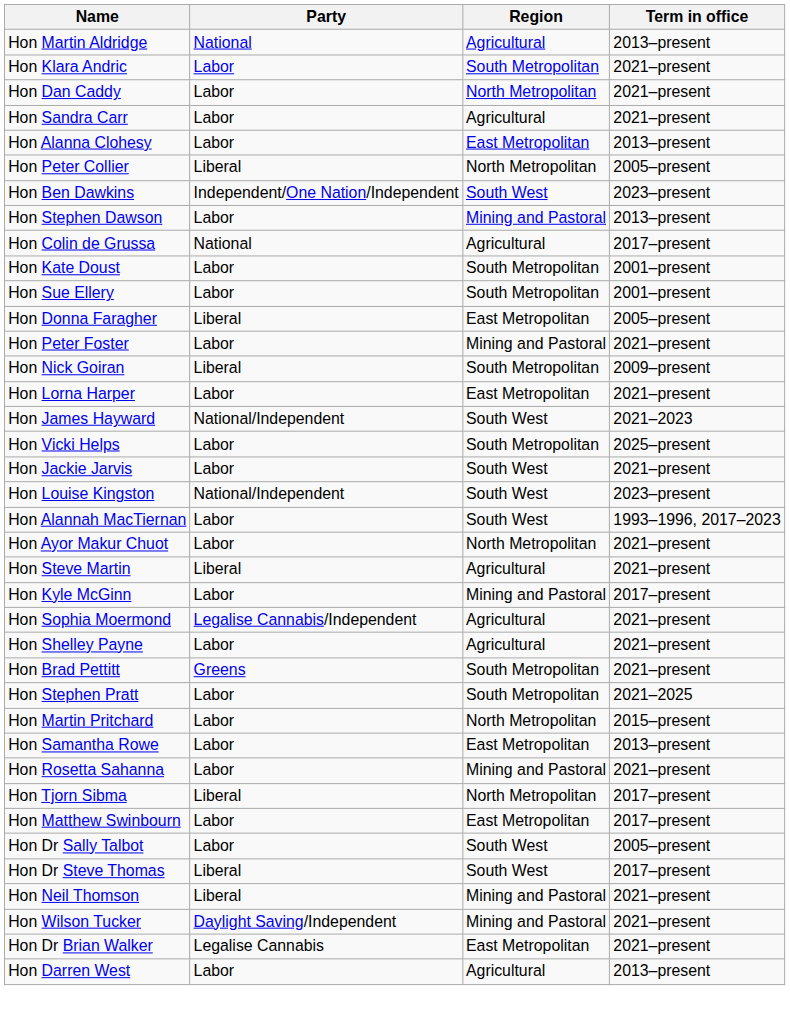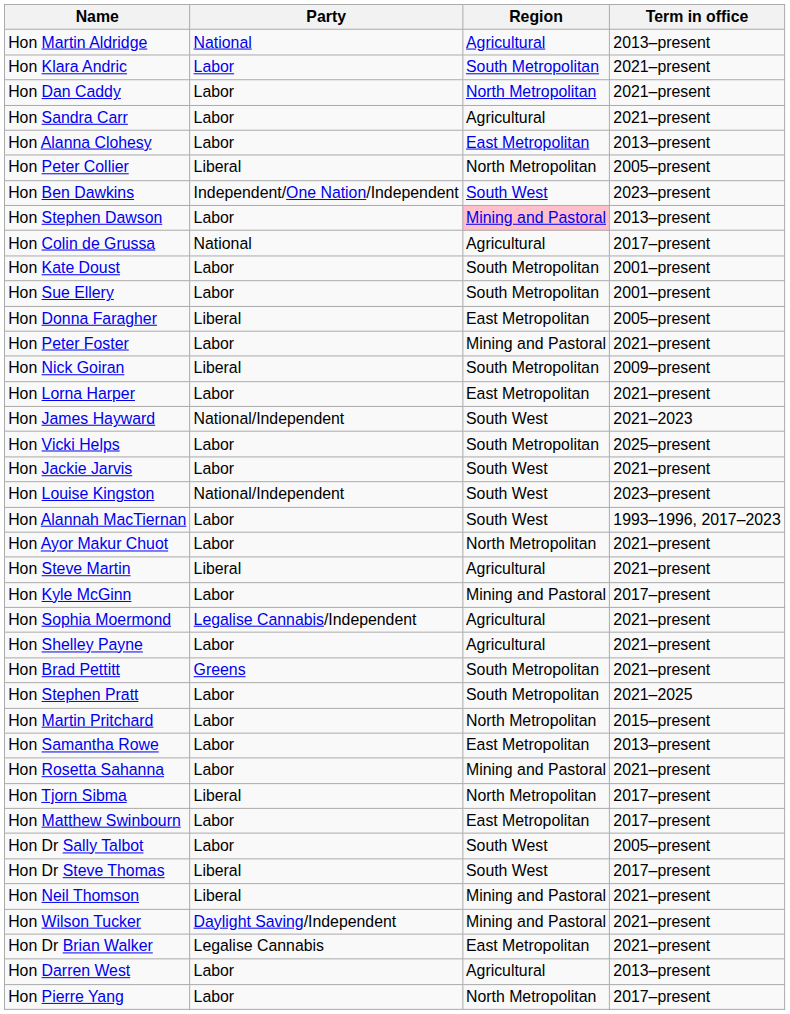(536, 218) no background -> (536, 218) pink background
+ row: (66, 996)
